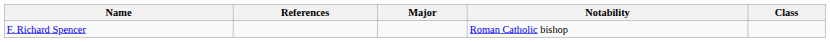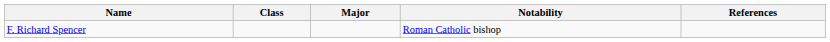columns swapped: (787, 12) <-> (305, 12)
